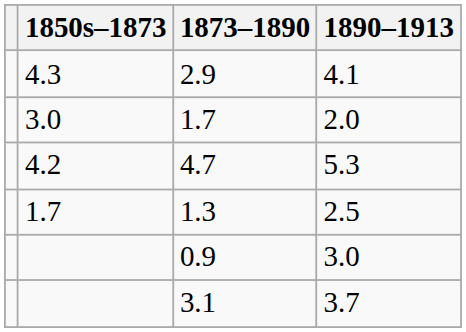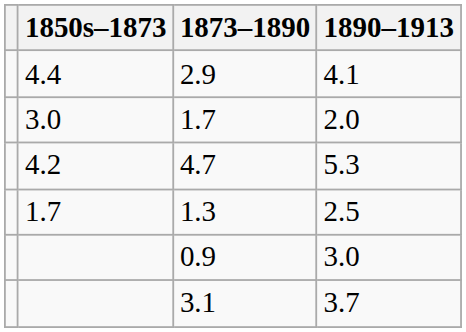(43, 73) 4.3 -> (43, 73) 4.4
